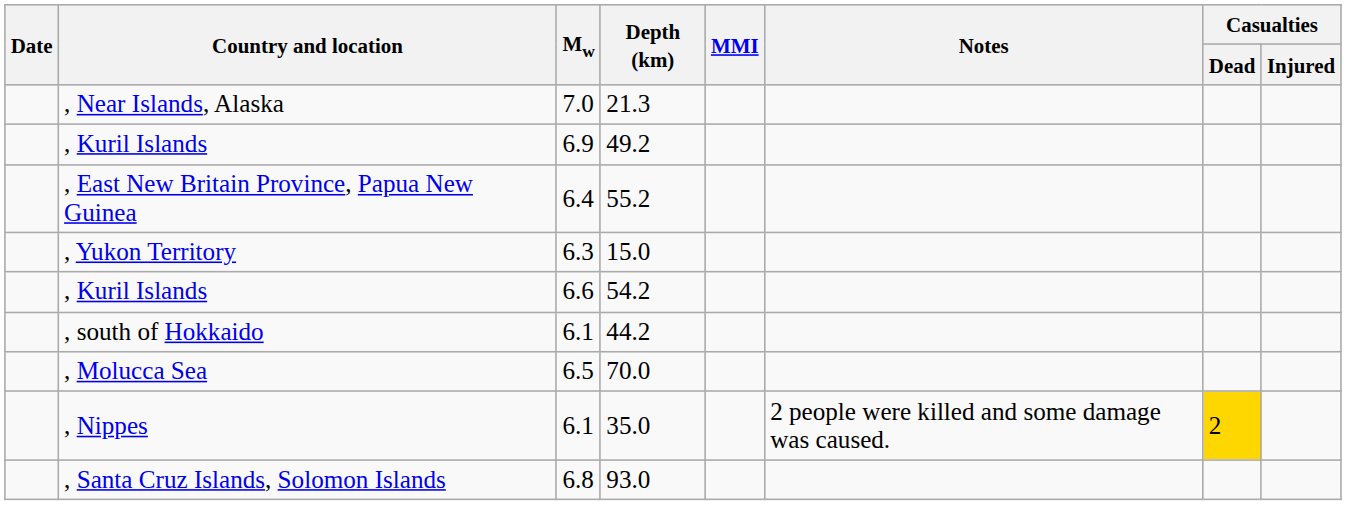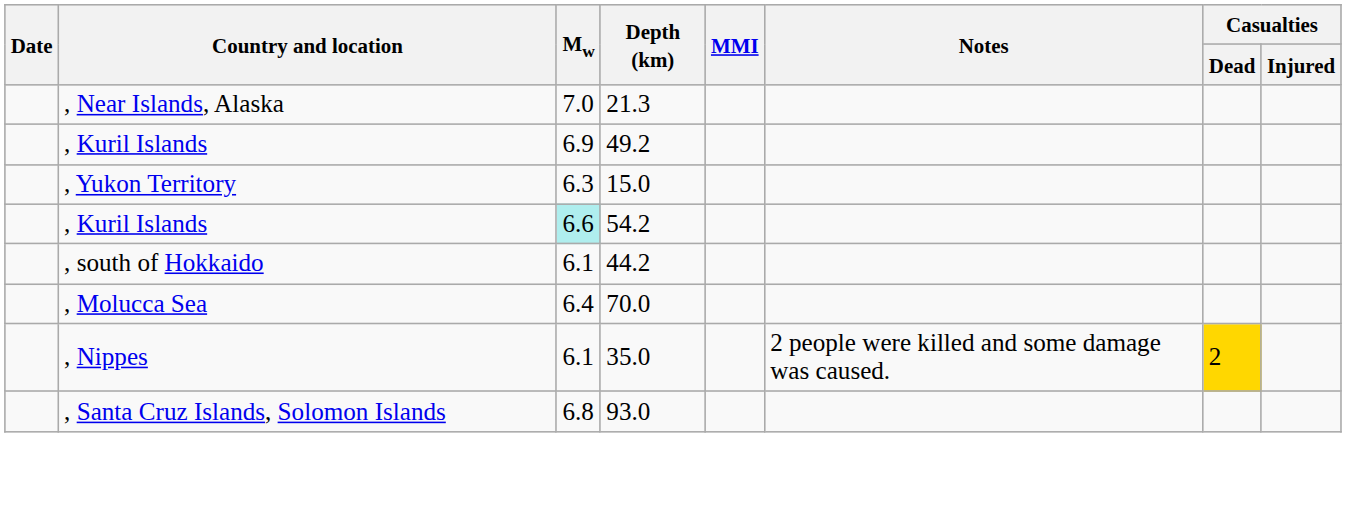- row: (628, 197)
(578, 291) no background -> (578, 223) paleturquoise background
(578, 371) 6.5 -> (578, 303) 6.4
